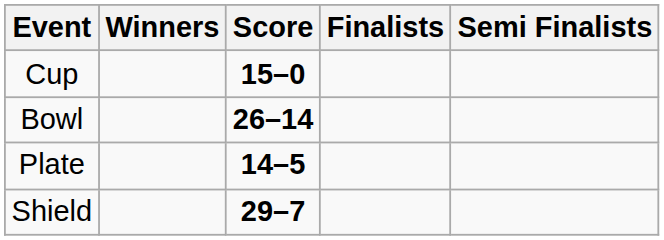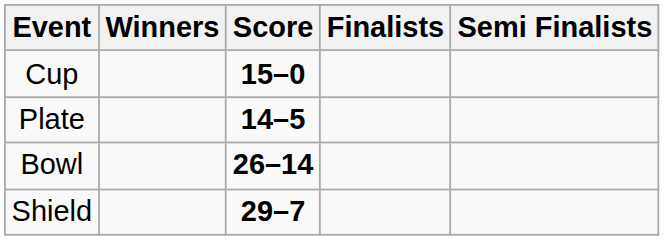rows swapped: (52, 165) <-> (52, 119)
